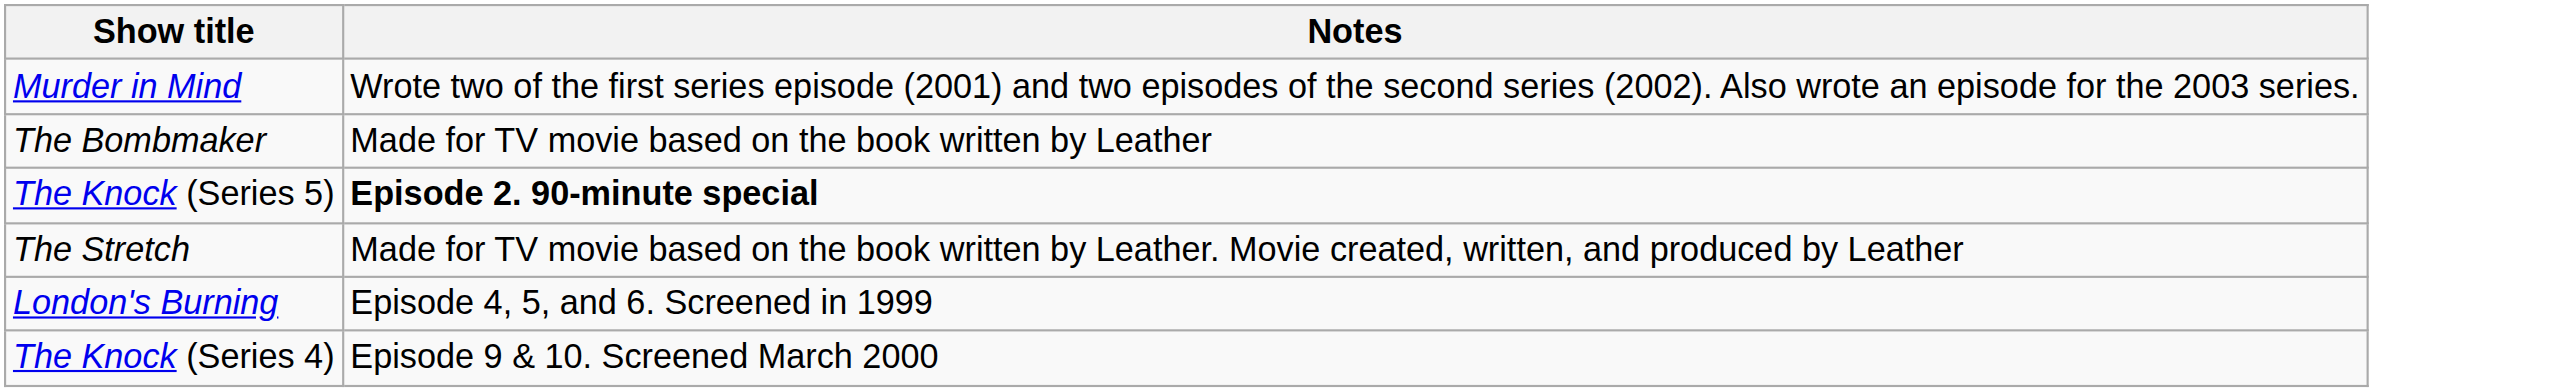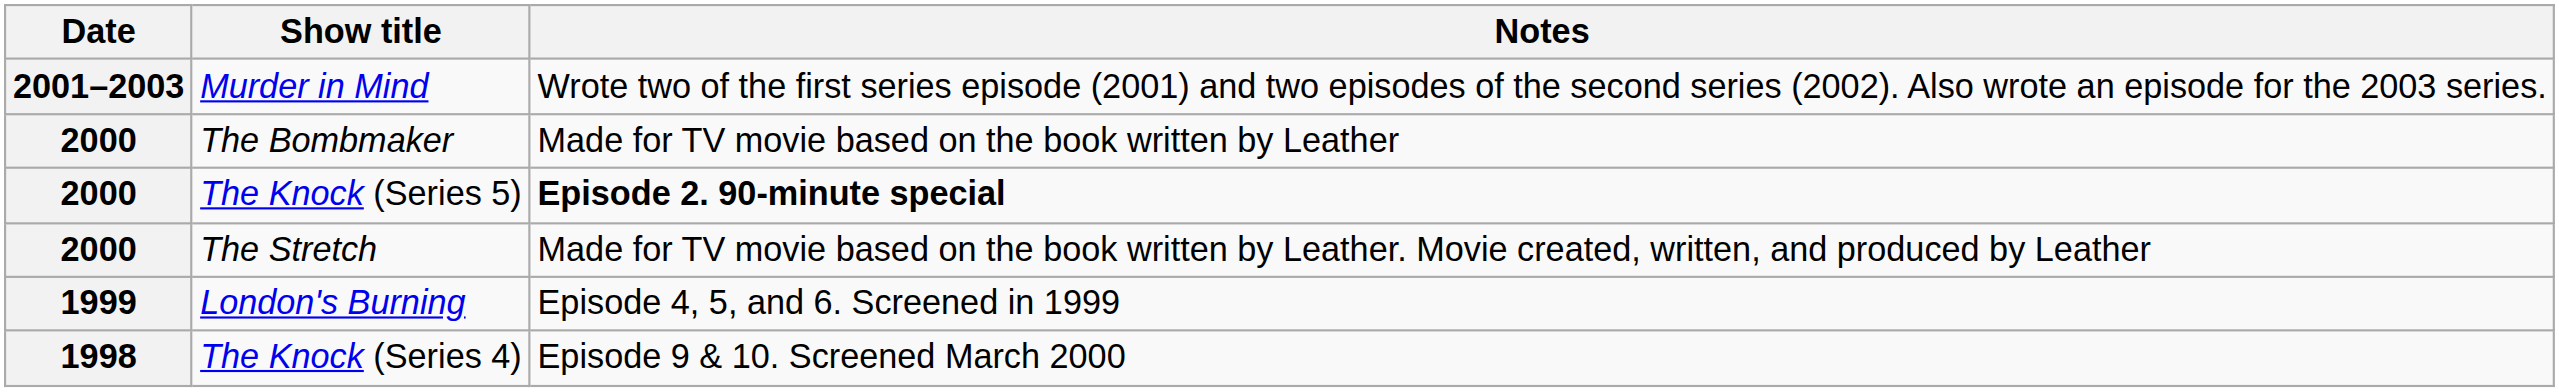+ column: (99, 31)
